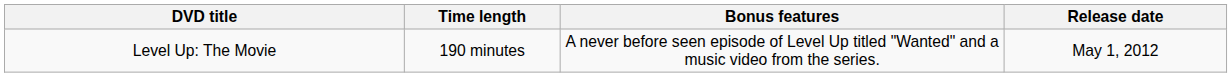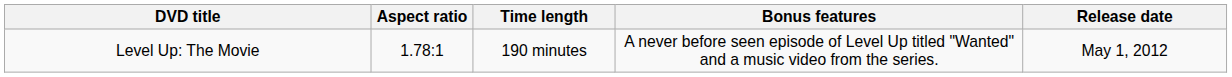+ column: (422, 16)
